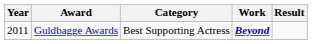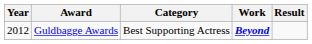(18, 30) 2011 -> (18, 30) 2012
